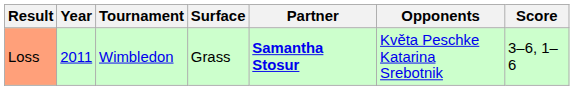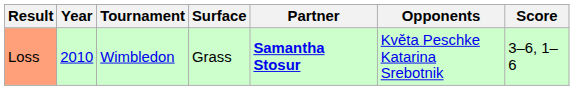(76, 56) 2011 -> (77, 56) 2010
